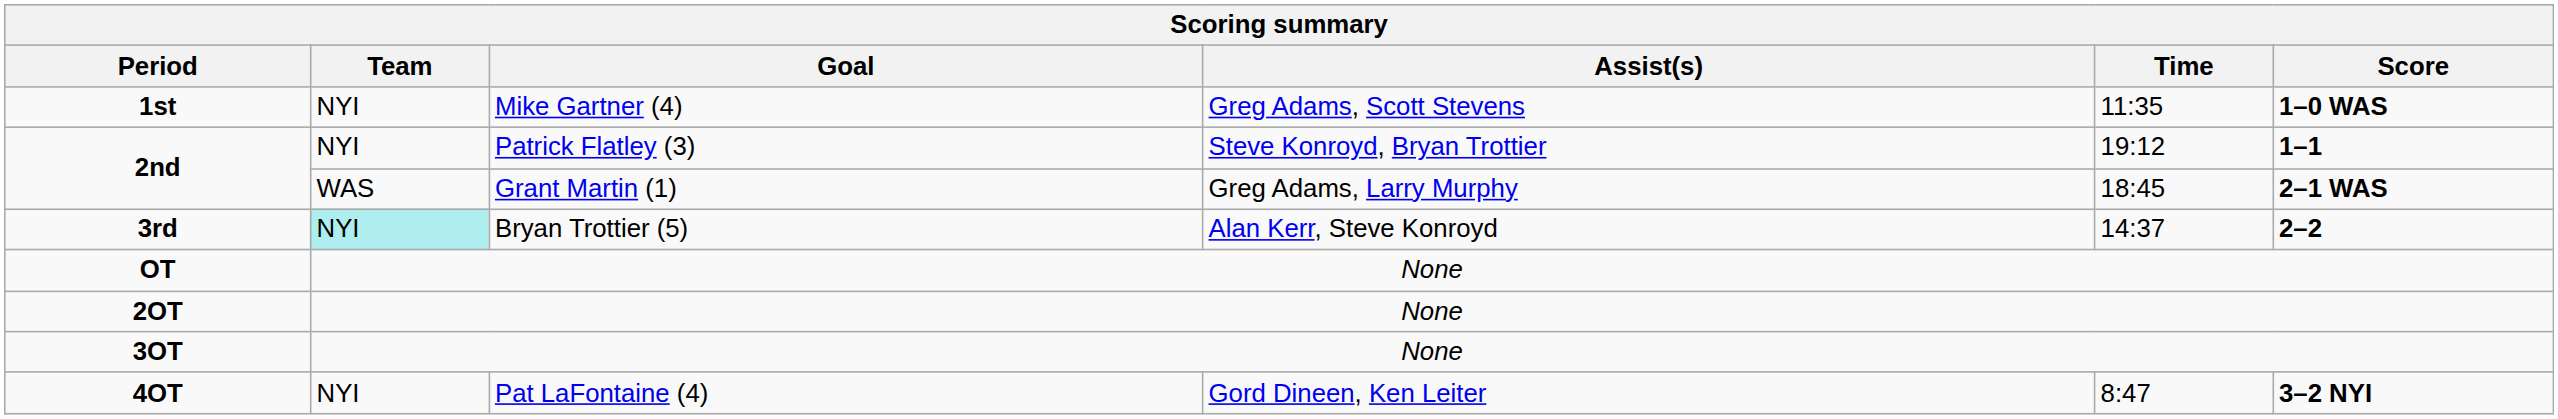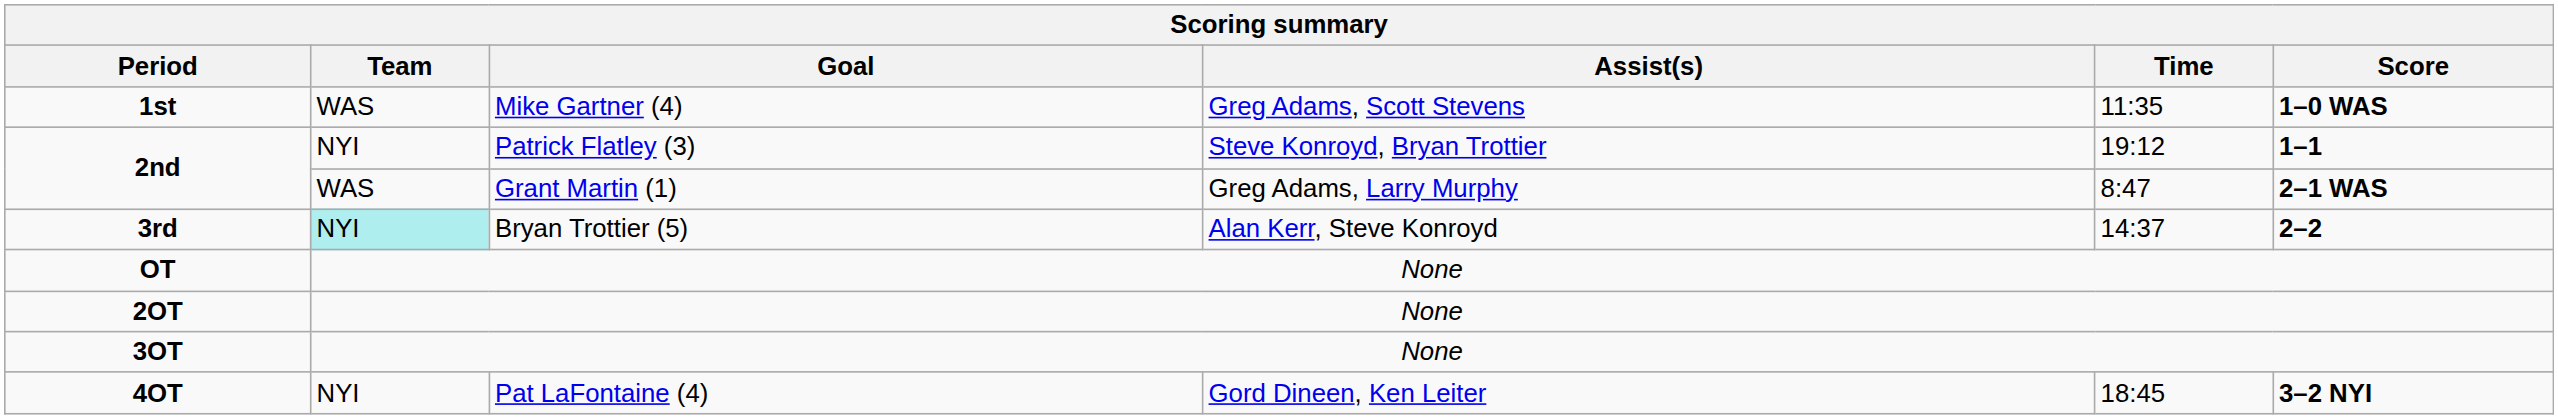(338, 106) NYI -> (345, 106) WAS
(2133, 188) 18:45 -> (2126, 188) 8:47
(2126, 392) 8:47 -> (2133, 392) 18:45
